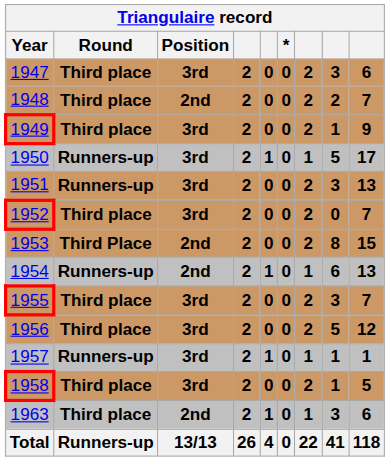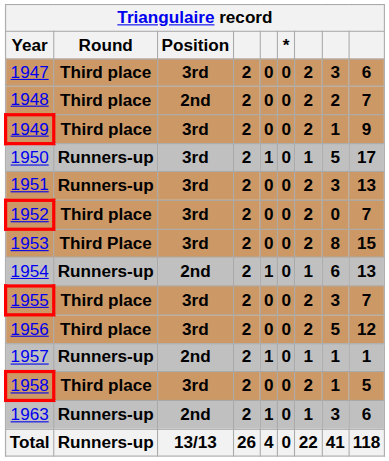(195, 243) 2nd -> (195, 243) 3rd
(195, 357) 3rd -> (195, 357) 2nd
(106, 414) Third place -> (106, 414) Runners-up
